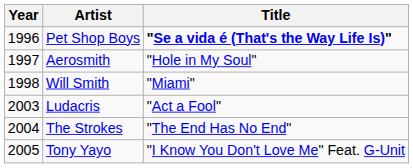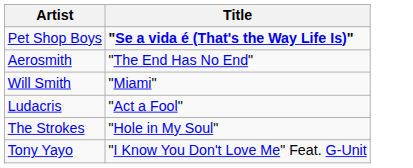- column: (24, 15)
(202, 60) "Hole in My Soul" -> (181, 60) "The End Has No End"
(219, 128) "The End Has No End" -> (163, 128) "Hole in My Soul"
